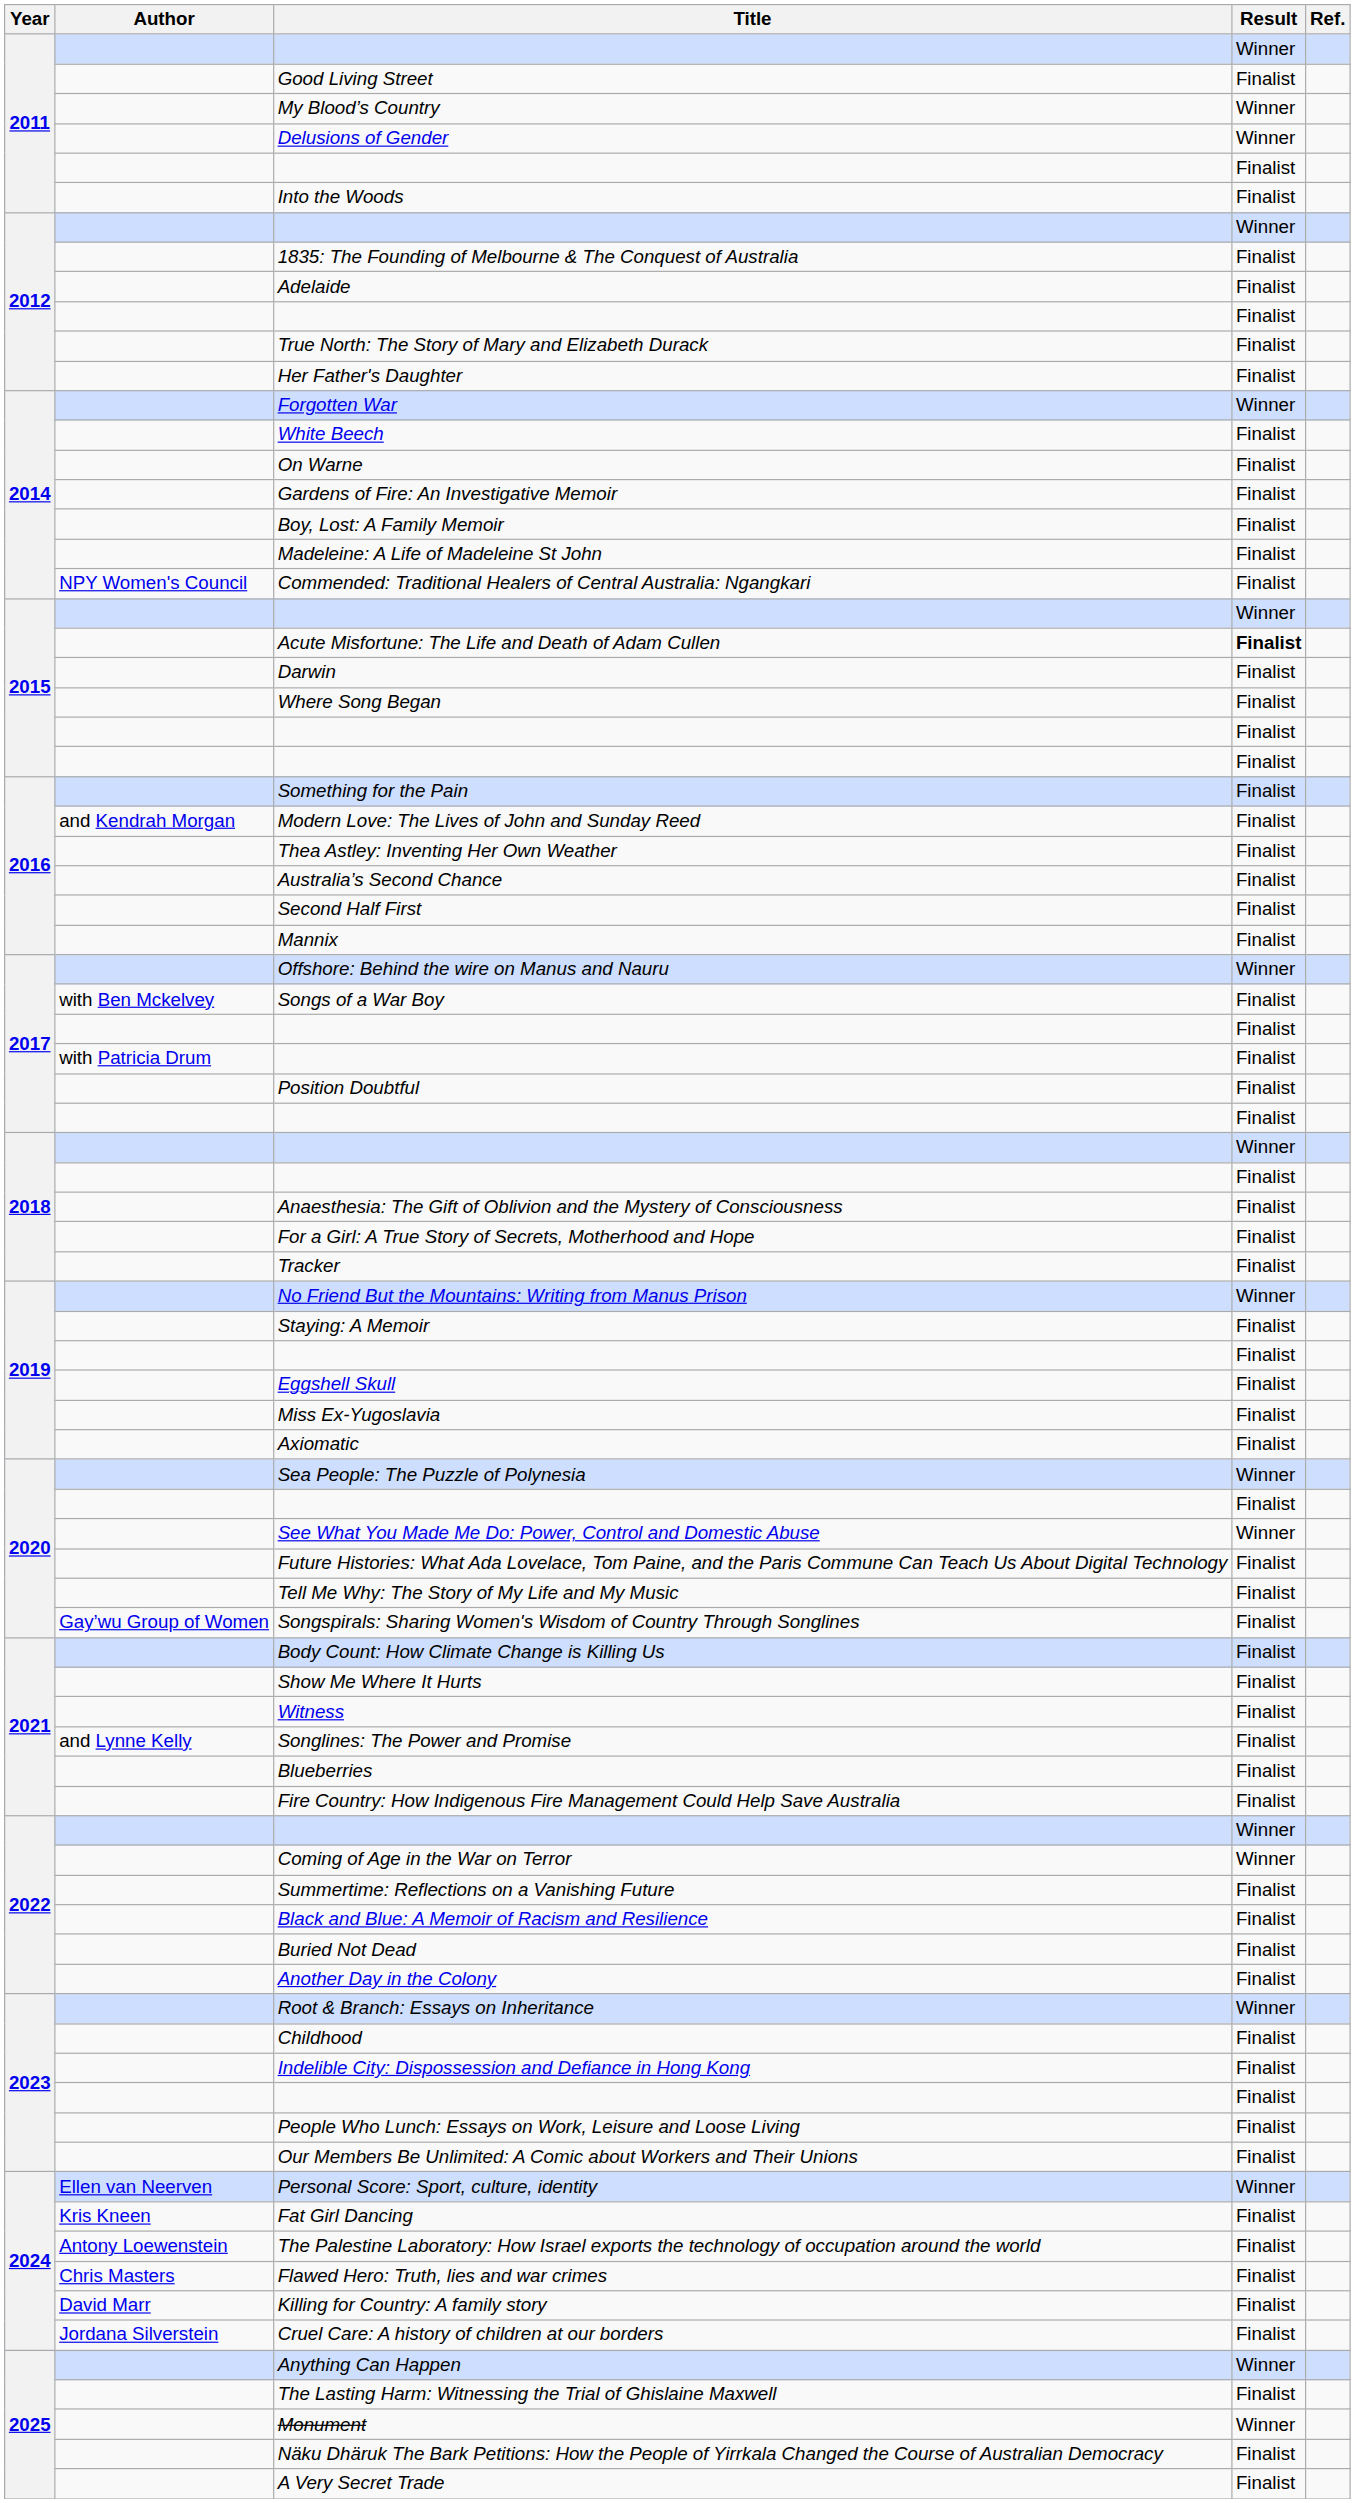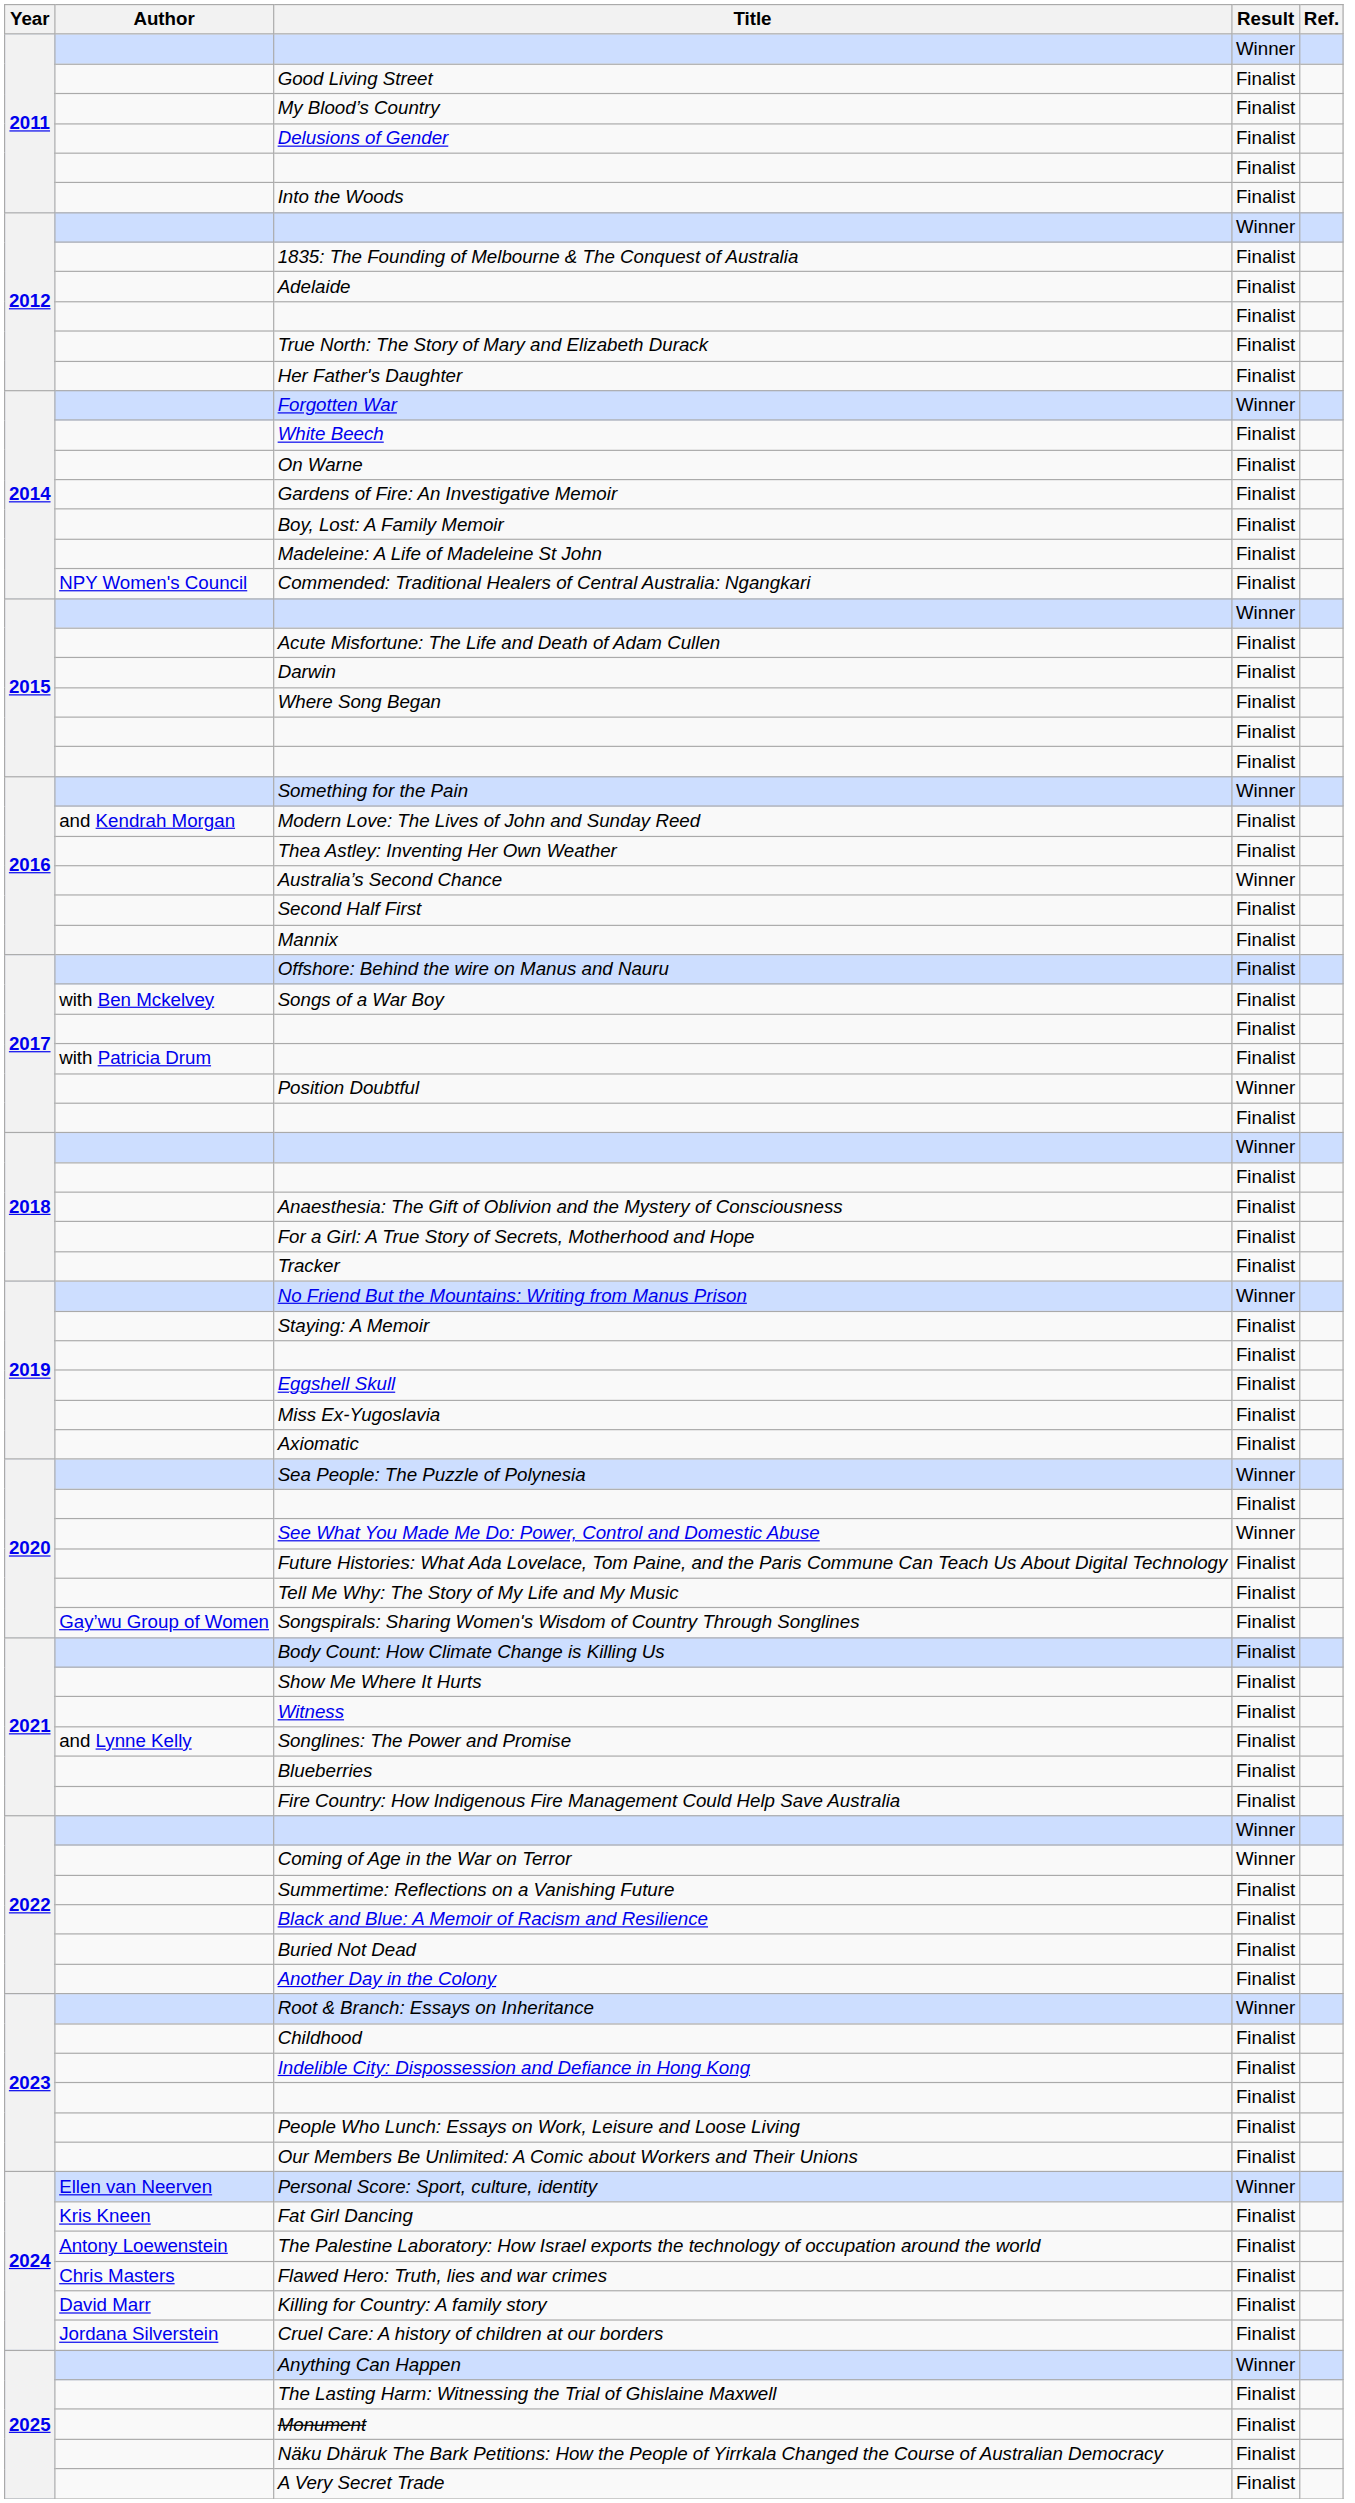(1266, 108) Winner -> (1266, 108) Finalist
(1266, 138) Winner -> (1266, 138) Finalist
(1269, 642) bold -> (1266, 642) normal
(1266, 791) Finalist -> (1266, 791) Winner
(1266, 880) Finalist -> (1266, 880) Winner
(1266, 969) Winner -> (1266, 969) Finalist
(1266, 1088) Finalist -> (1266, 1088) Winner
(1266, 2424) Winner -> (1266, 2424) Finalist
